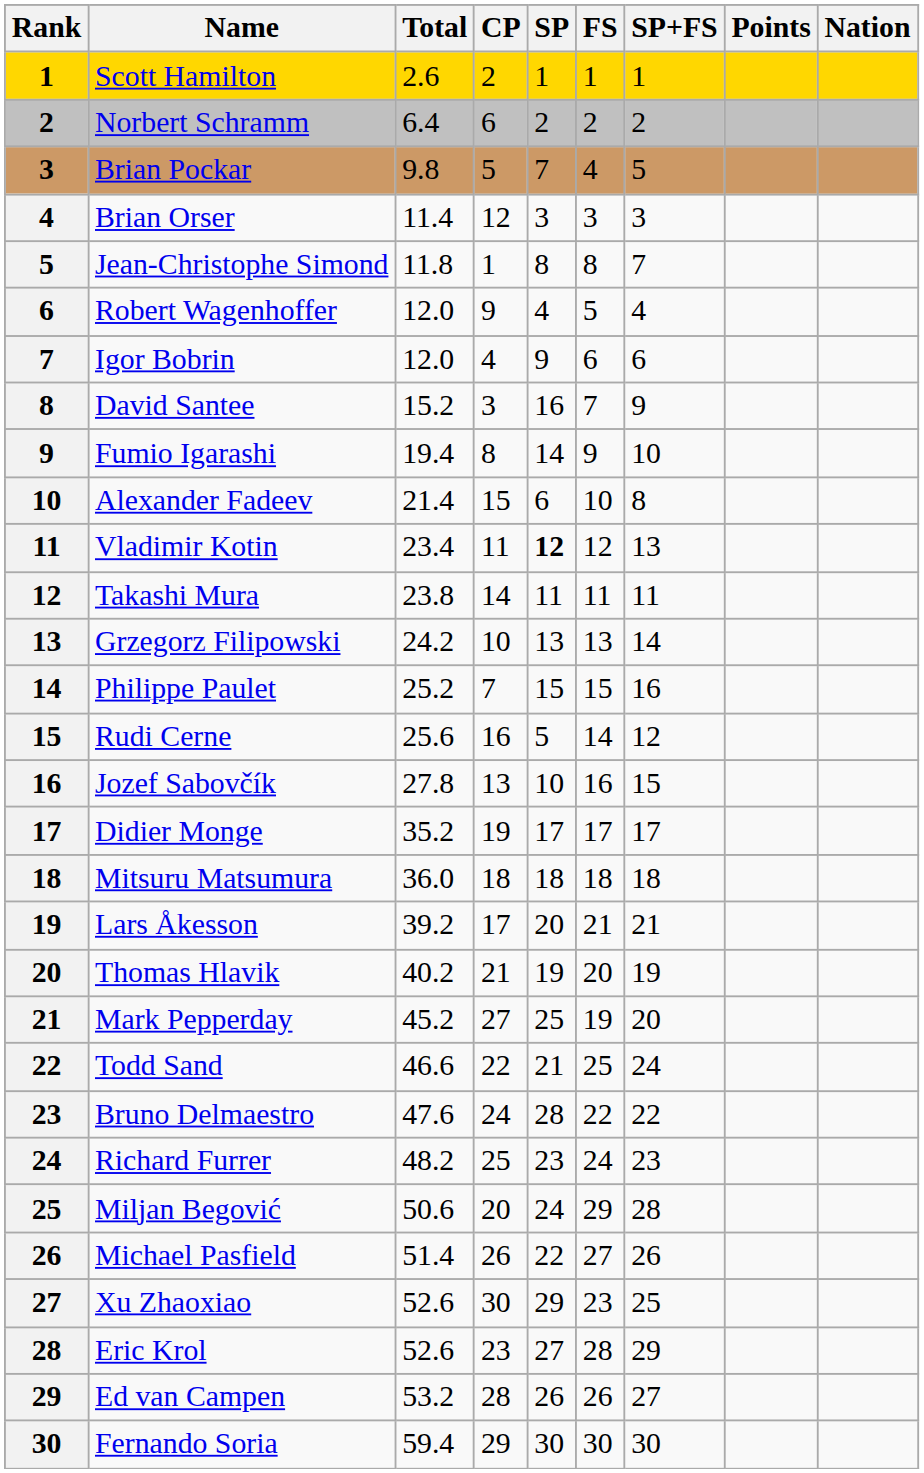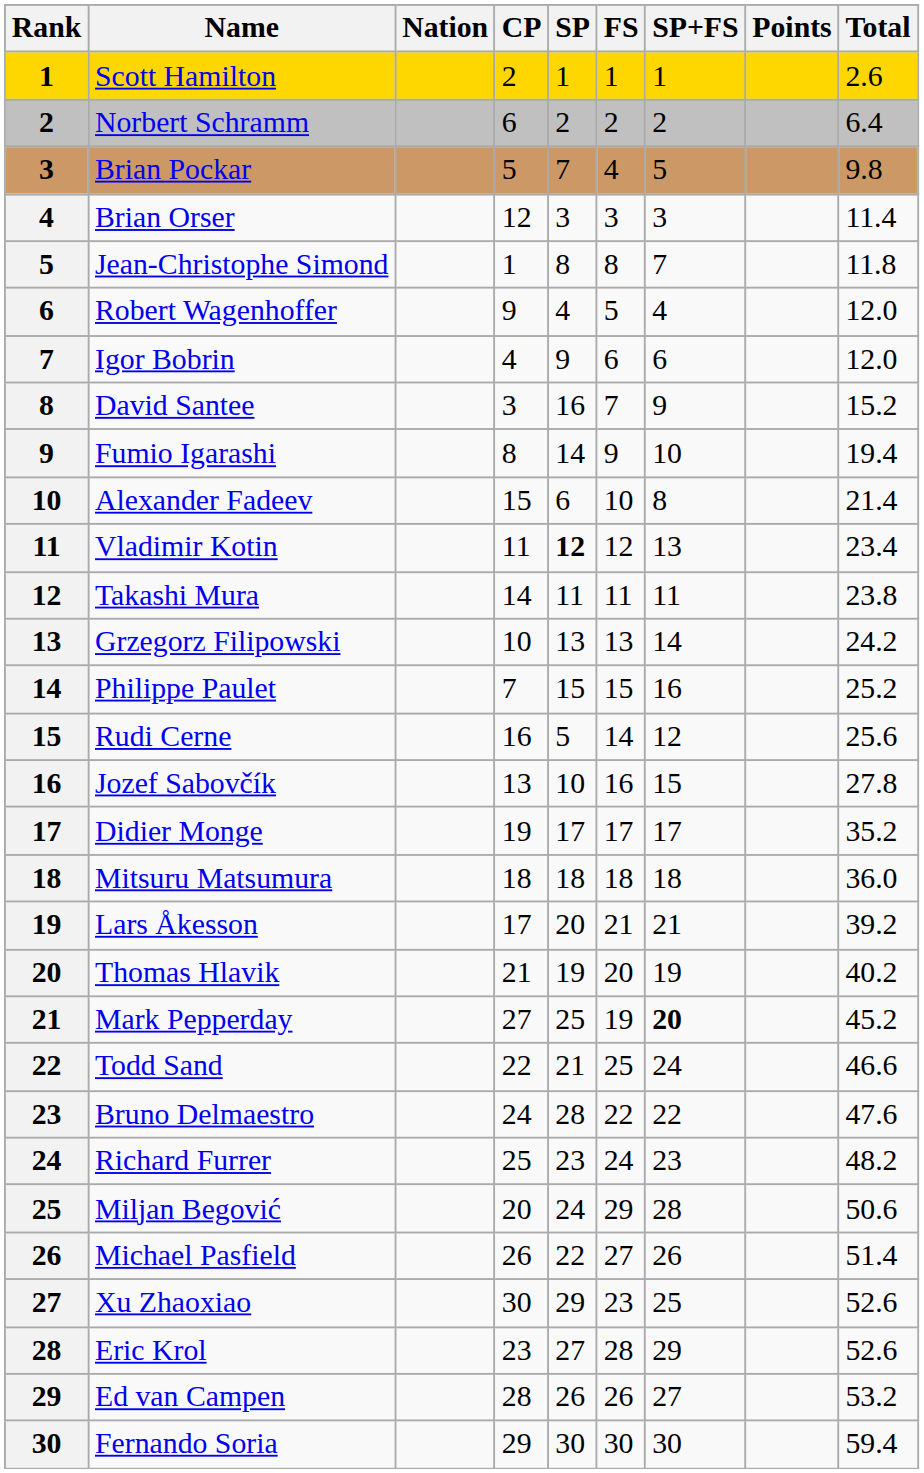columns swapped: (867, 28) <-> (435, 28)
(646, 1019) normal -> (667, 1019) bold
